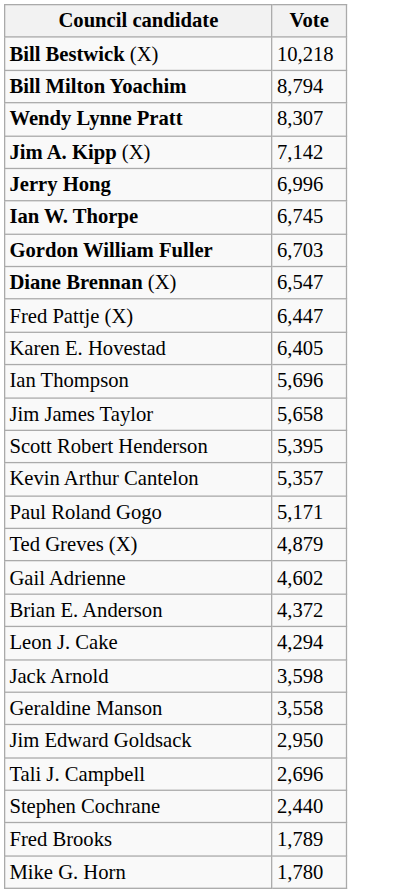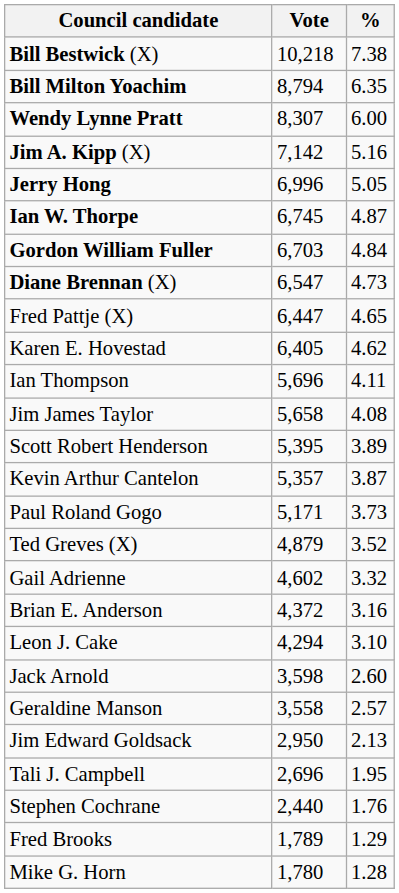+ column: (370, 20)
